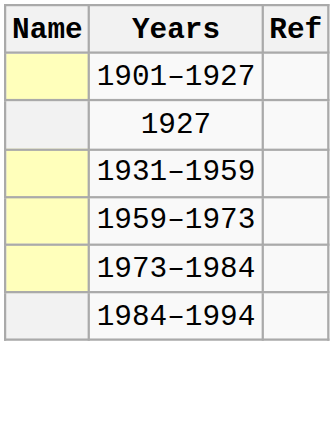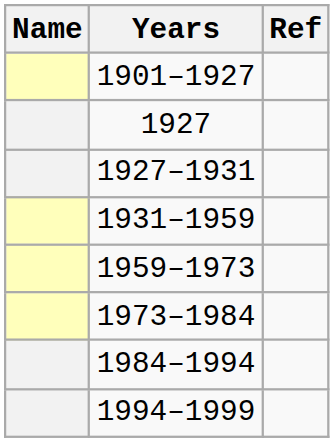+ row: (176, 173)
+ row: (176, 412)
